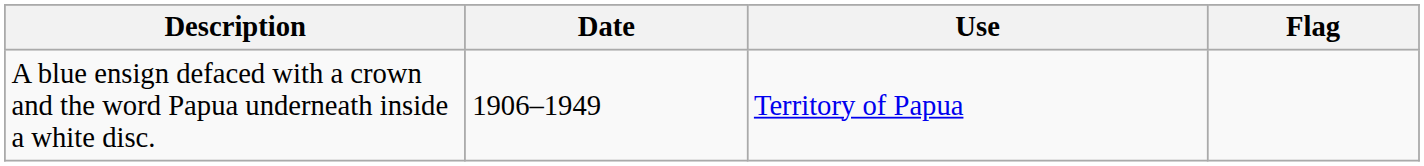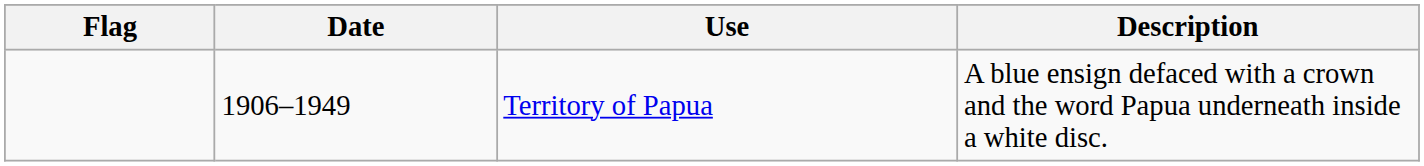columns swapped: (1313, 27) <-> (235, 27)
